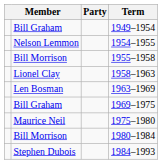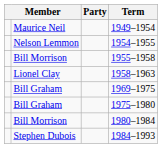(38, 27) Bill Graham -> (39, 27) Maurice Neil
- row: (133, 89)
(39, 120) Maurice Neil -> (38, 105) Bill Graham
